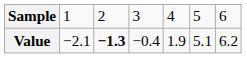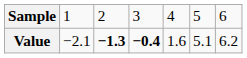(146, 40) normal -> (146, 40) bold
(176, 40) 1.9 -> (177, 40) 1.6
